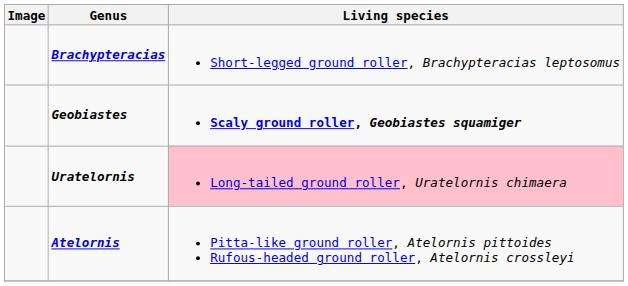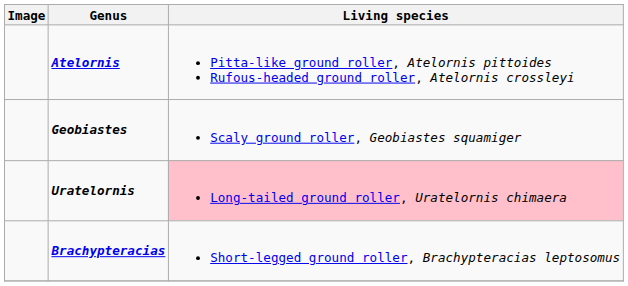rows swapped: (108, 55) <-> (86, 243)
(396, 123) bold -> (396, 137) normal
